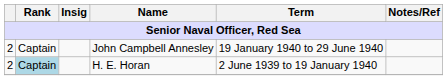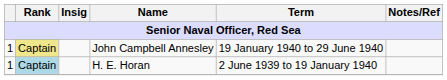(10, 48) 2 -> (10, 48) 1
(37, 48) no background -> (37, 48) khaki background
(10, 65) 2 -> (10, 65) 1
